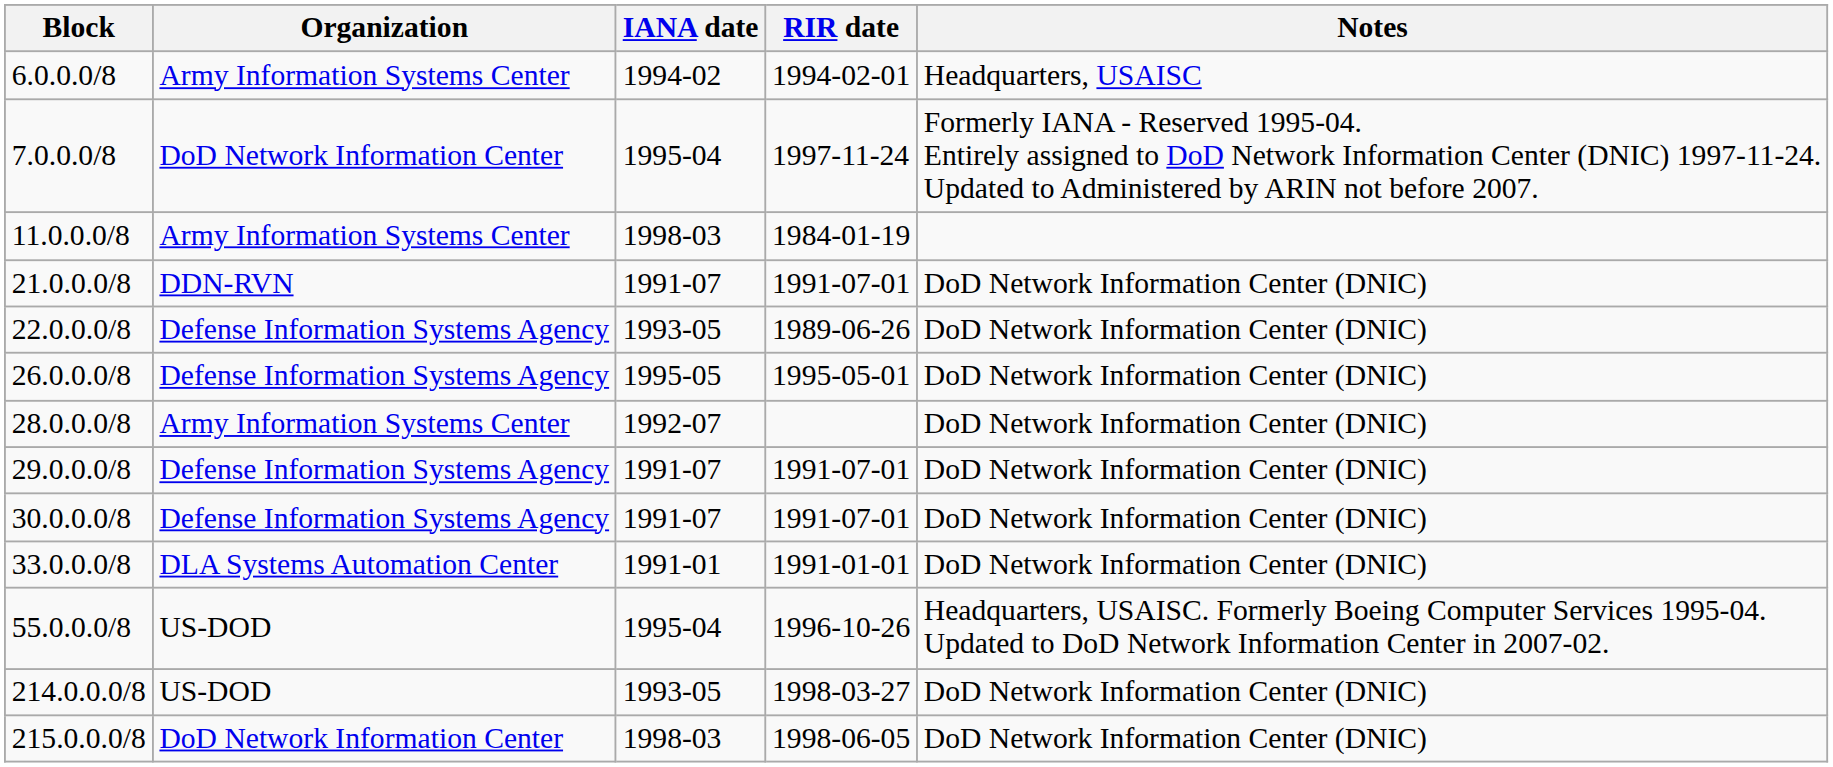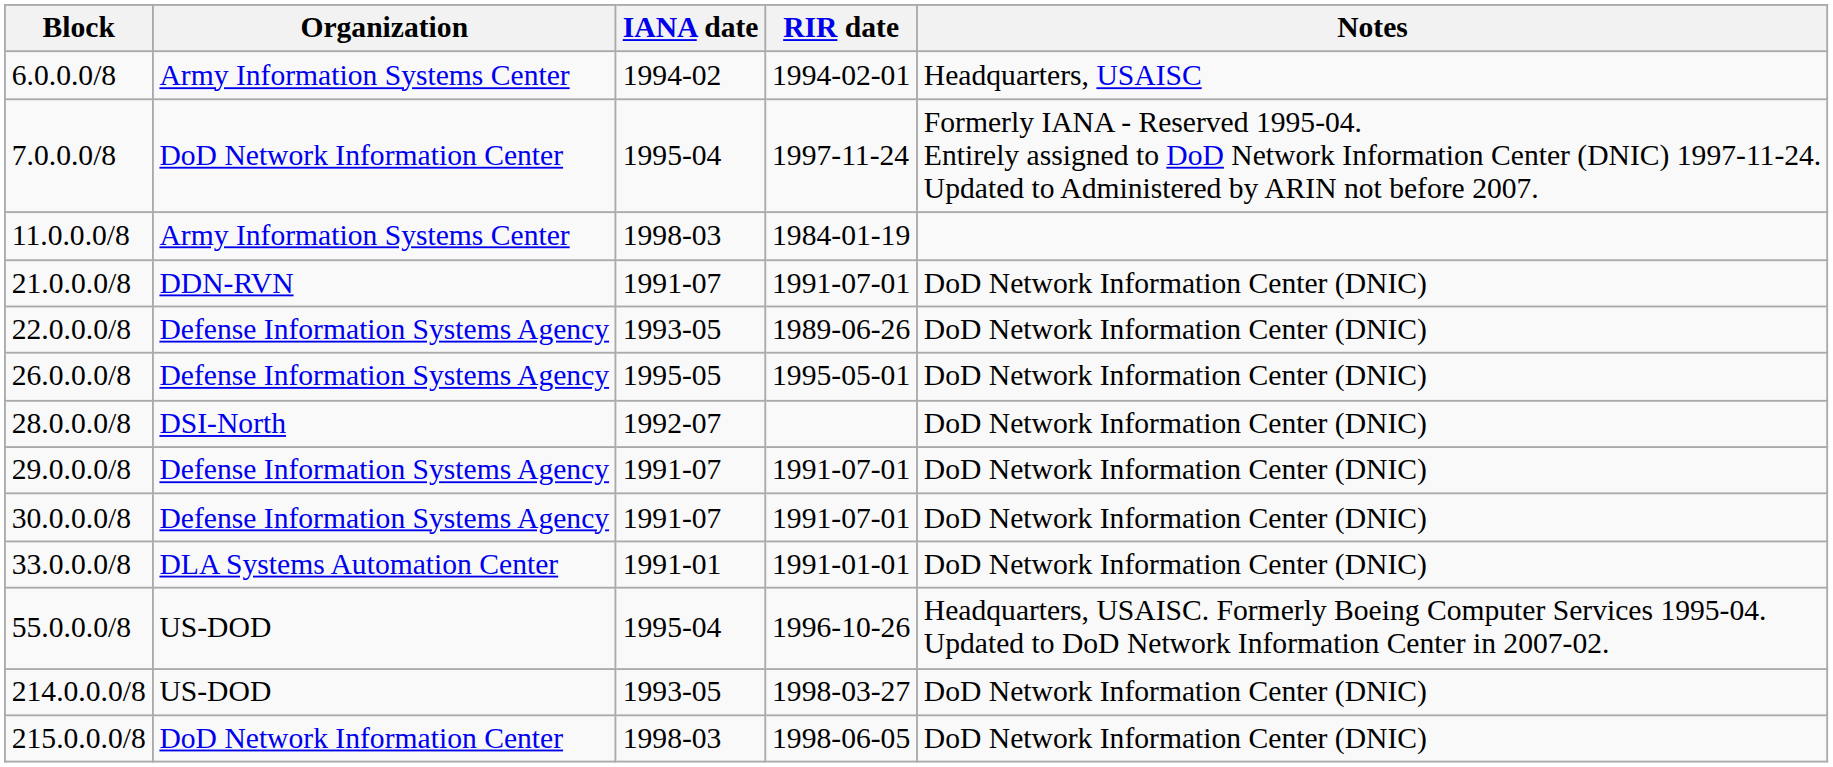(365, 423) Army Information Systems Center -> (223, 423) DSI-North
